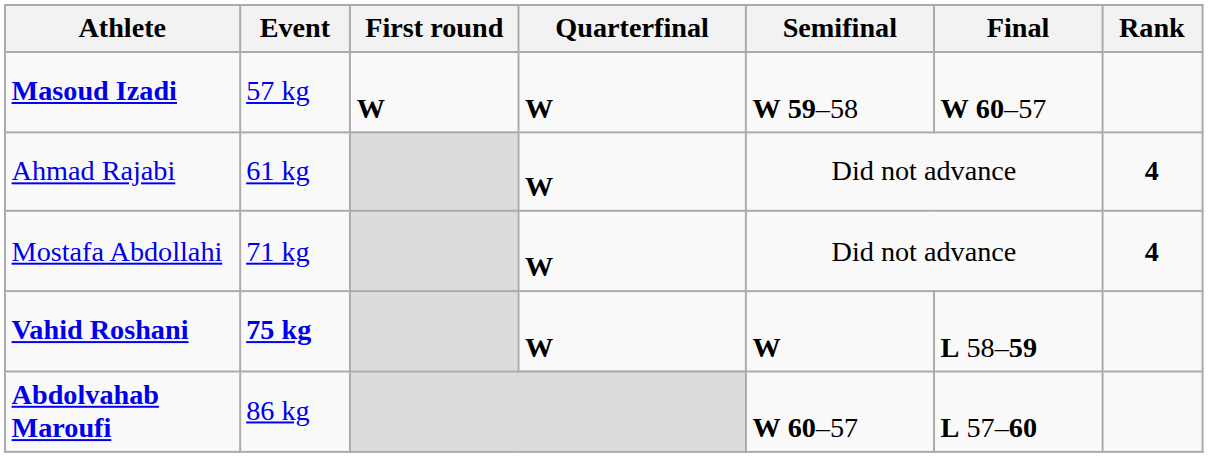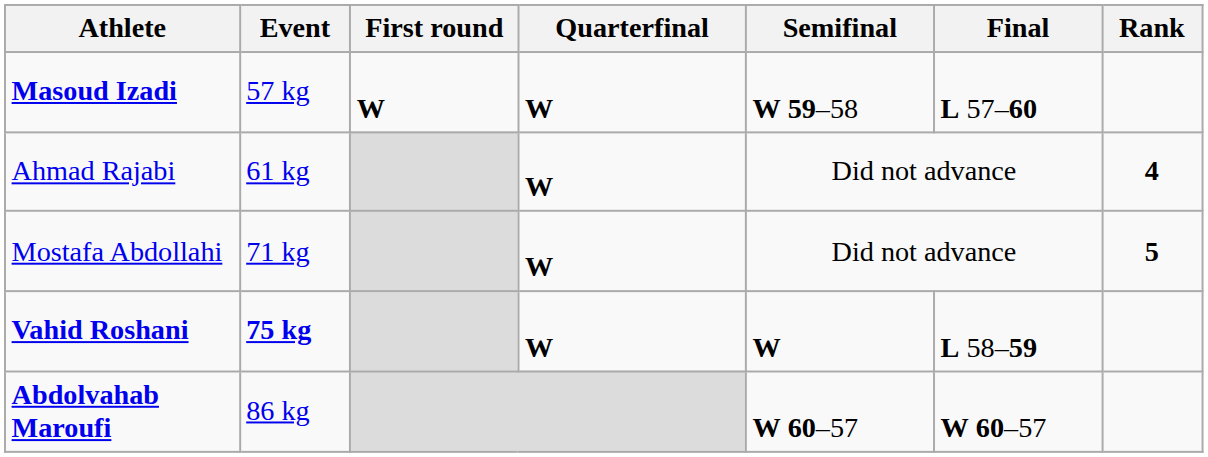(993, 108) W 60–57 -> (989, 108) L 57–60
(1152, 251) 4 -> (1152, 251) 5
(989, 427) L 57–60 -> (993, 427) W 60–57
